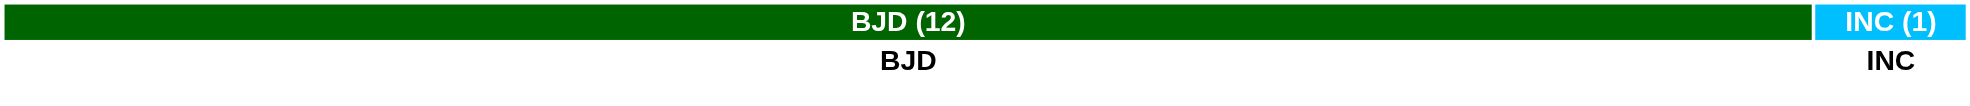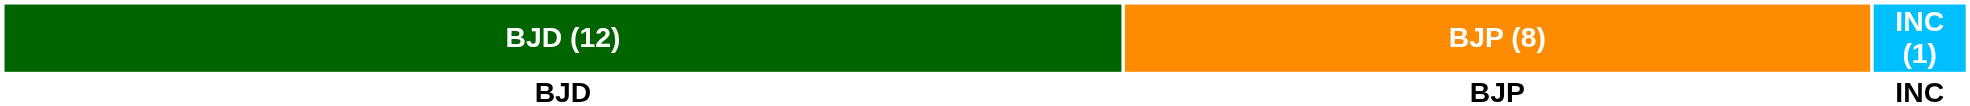+ column: (1497, 37)
